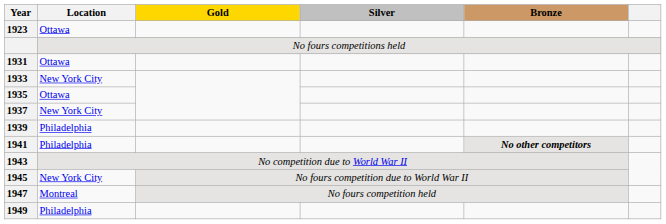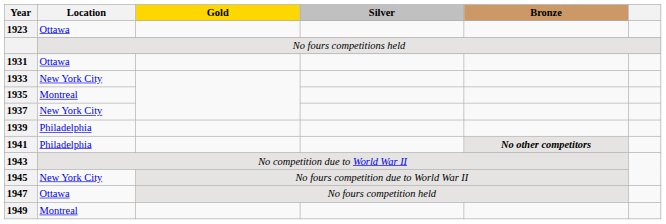(55, 95) Ottawa -> (59, 95) Montreal
(59, 194) Montreal -> (55, 194) Ottawa
(66, 210) Philadelphia -> (59, 210) Montreal
